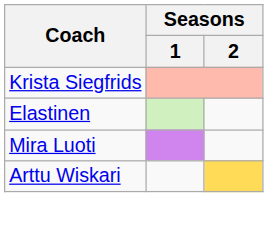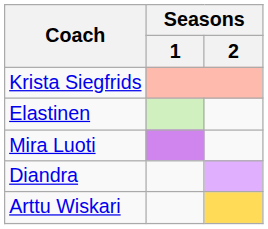+ row: (44, 176)
